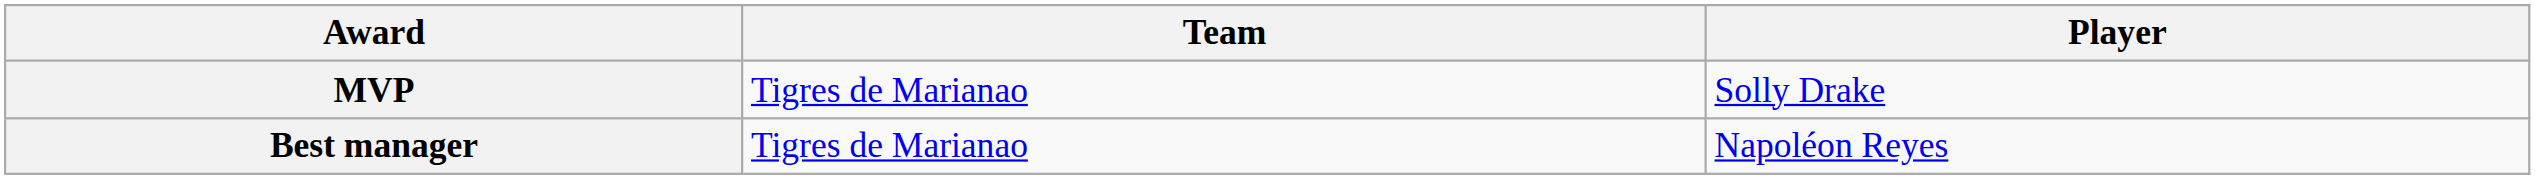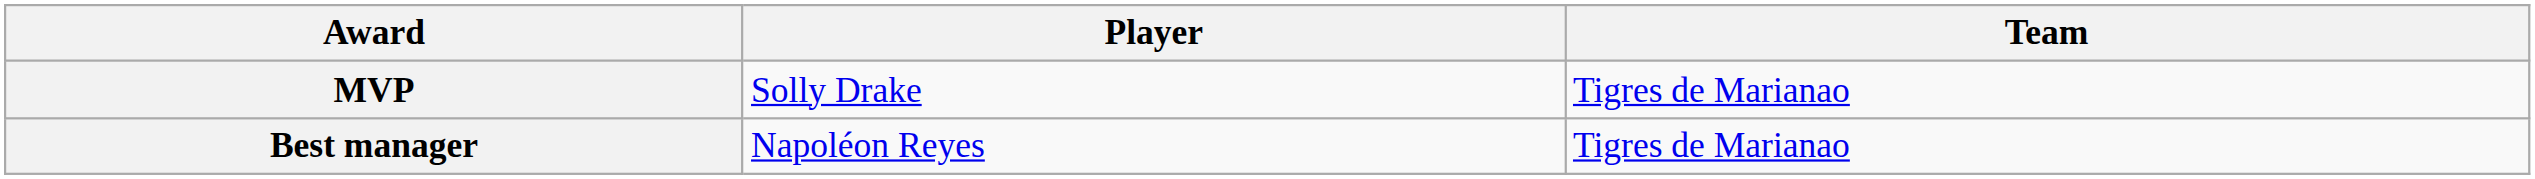columns swapped: (2117, 32) <-> (1225, 32)
